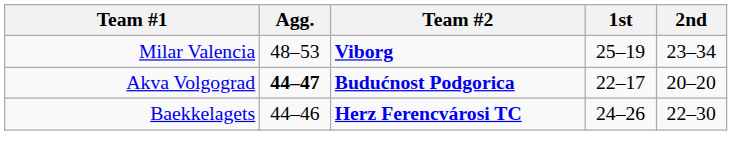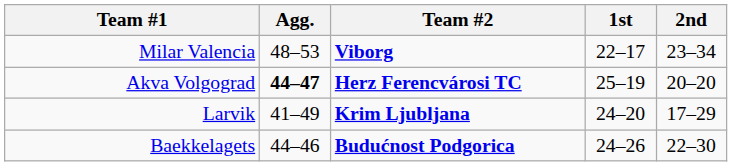(621, 51) 25–19 -> (621, 51) 22–17
(425, 82) Budućnost Podgorica -> (428, 82) Herz Ferencvárosi TC
(621, 82) 22–17 -> (621, 82) 25–19
+ row: (229, 113)
(428, 113) Herz Ferencvárosi TC -> (425, 144) Budućnost Podgorica
